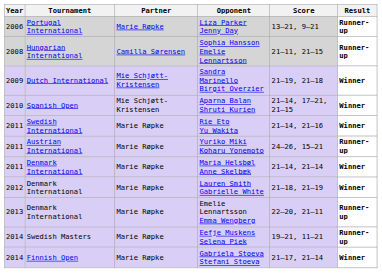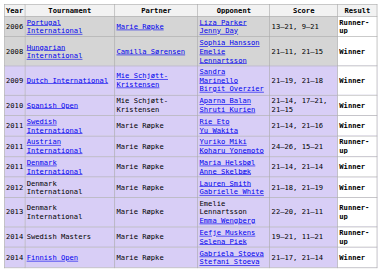(354, 51) Runner-up -> (352, 51) Winner
